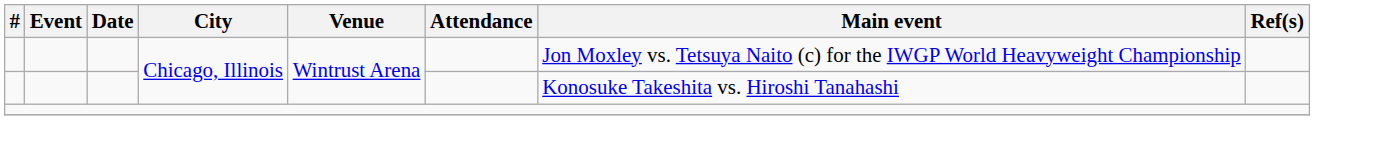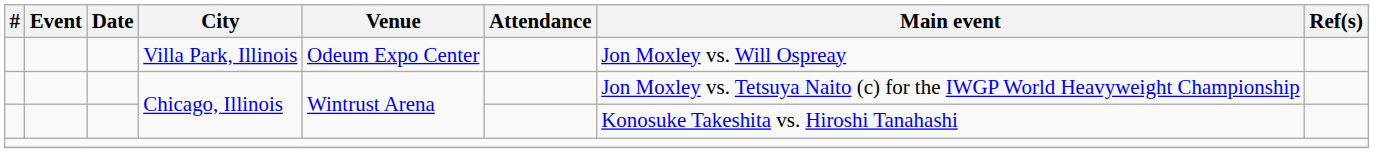+ row: (15, 55)
